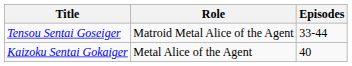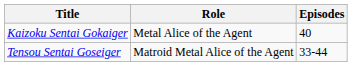rows swapped: (64, 33) <-> (67, 52)
